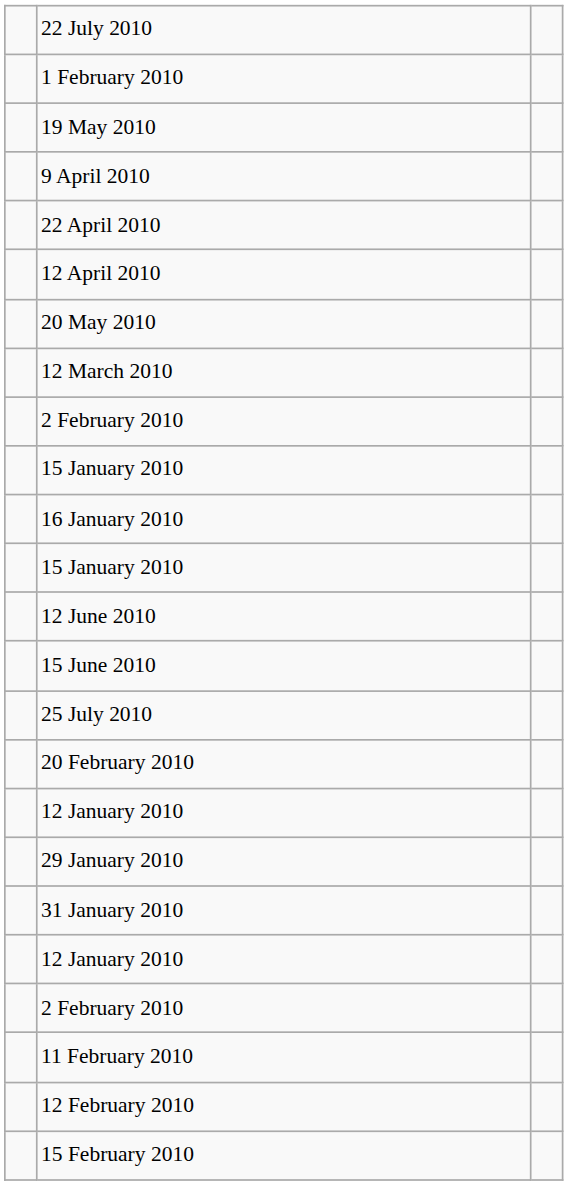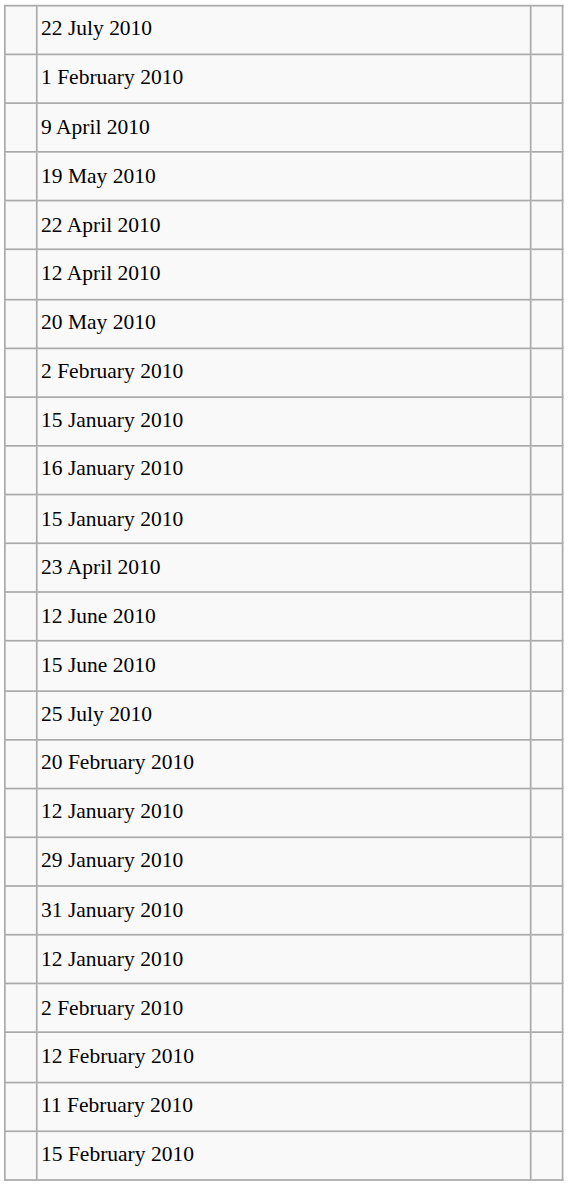rows swapped: (20, 177) <-> (20, 128)
- row: (20, 372)
+ row: (20, 568)
rows swapped: (20, 1057) <-> (20, 1106)
